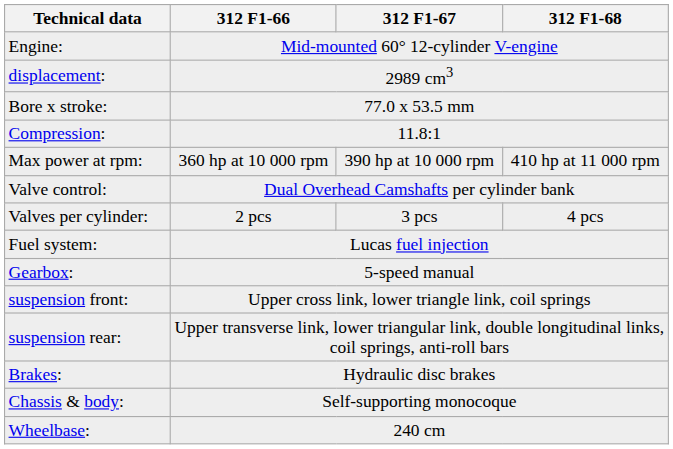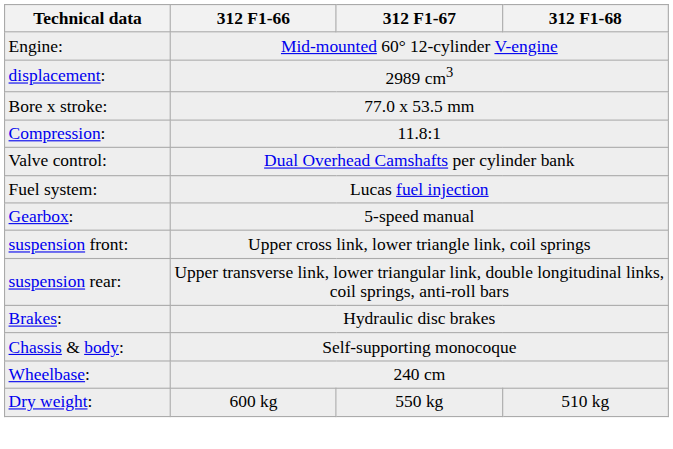- row: (78, 161)
- row: (80, 216)
+ row: (53, 402)
